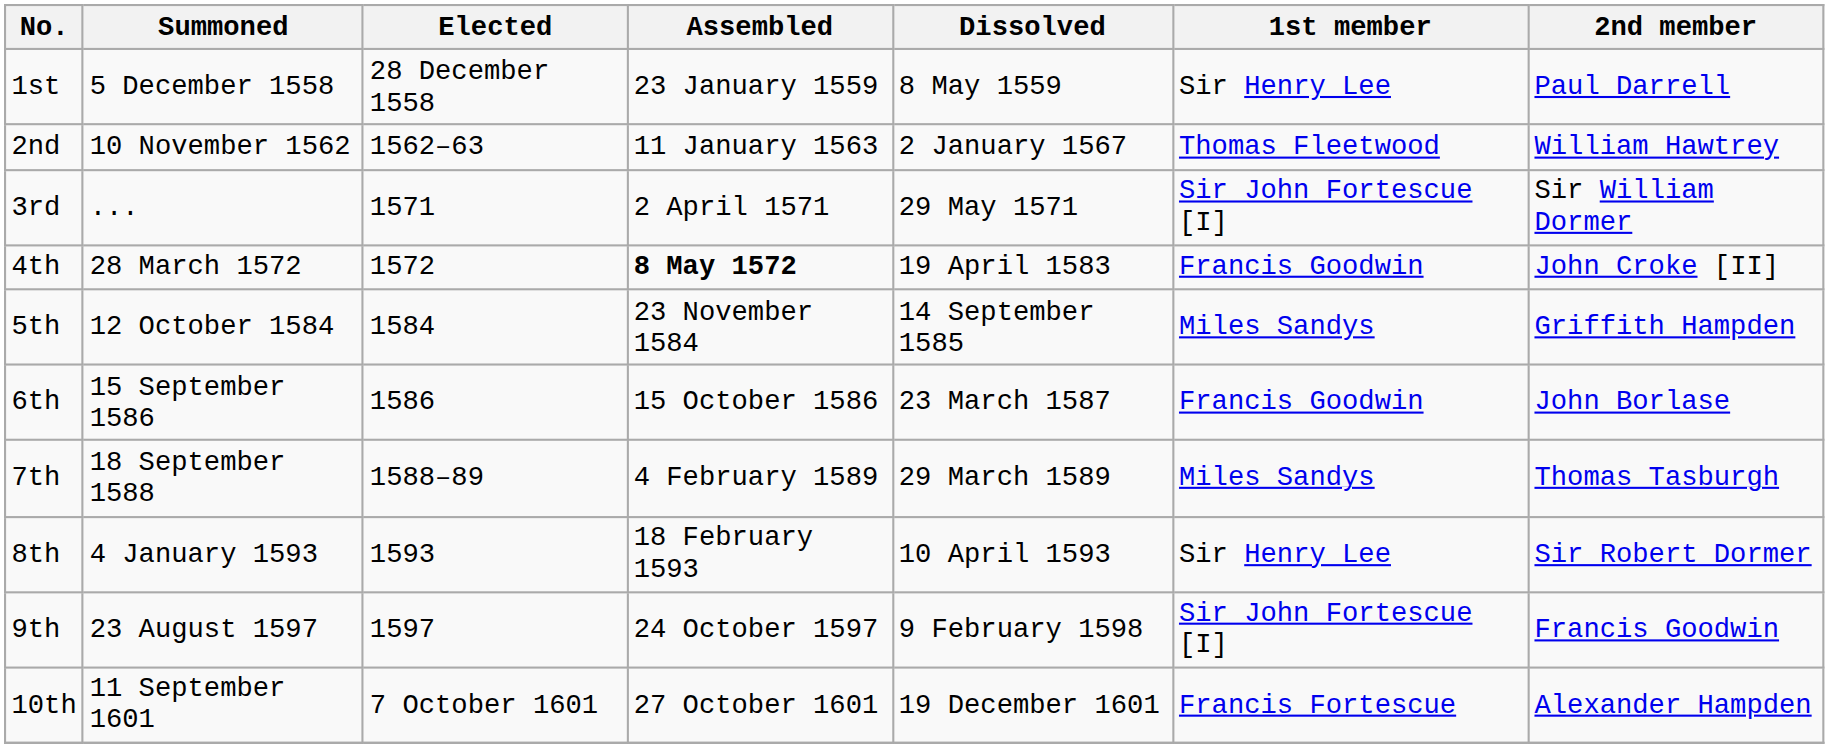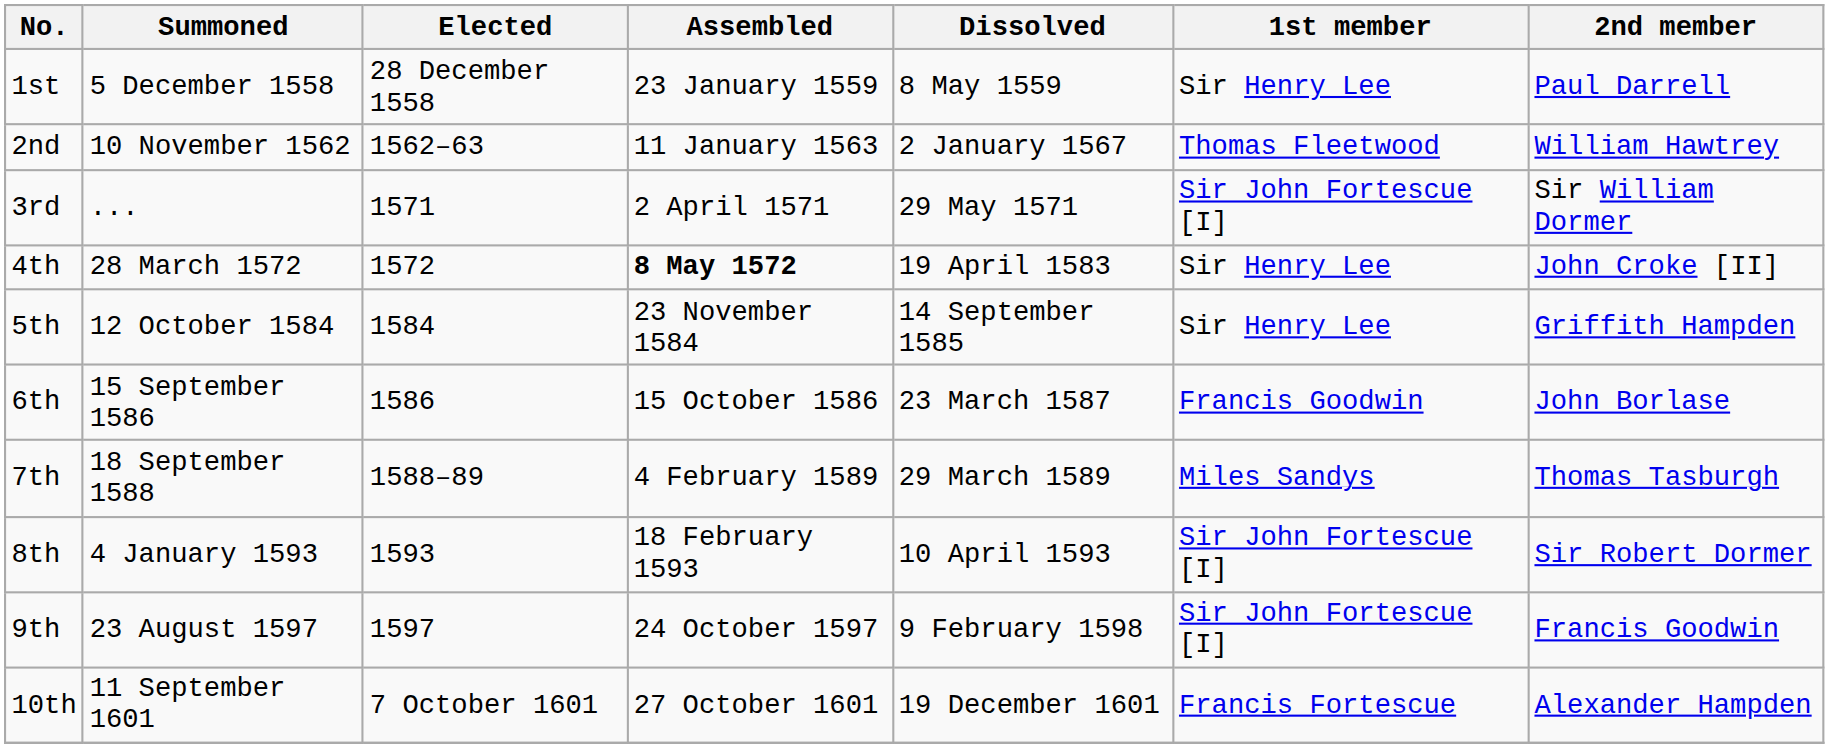(1301, 267) Francis Goodwin -> (1285, 267) Sir Henry Lee
(1277, 327) Miles Sandys -> (1285, 327) Sir Henry Lee
(1285, 554) Sir Henry Lee -> (1326, 554) Sir John Fortescue [I]
